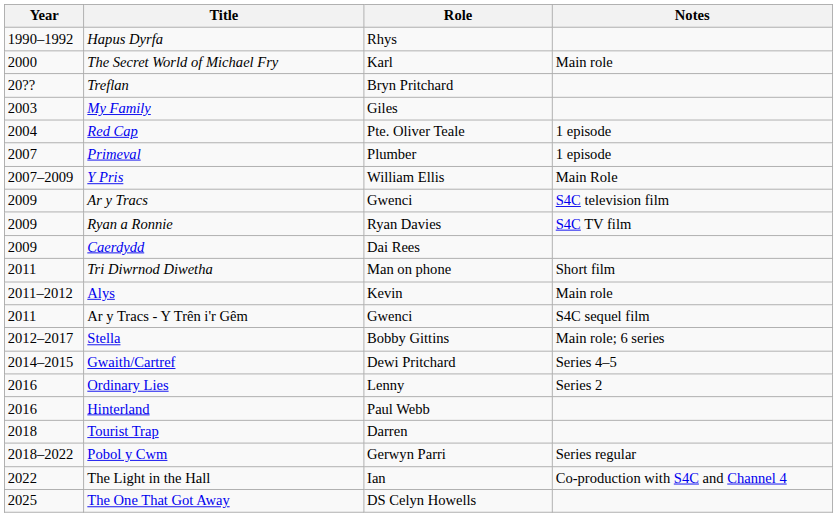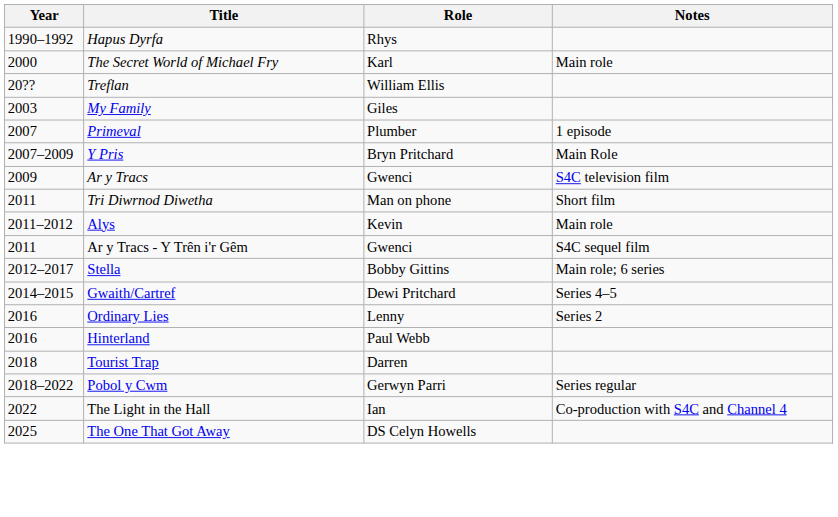(410, 85) Bryn Pritchard -> (406, 85) William Ellis
- row: (113, 131)
(406, 177) William Ellis -> (410, 154) Bryn Pritchard
- row: (130, 223)
- row: (116, 246)
